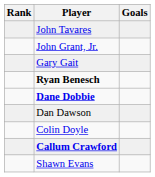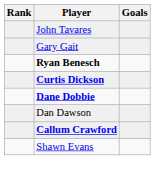- row: (67, 46)
+ row: (70, 79)
- row: (62, 130)
